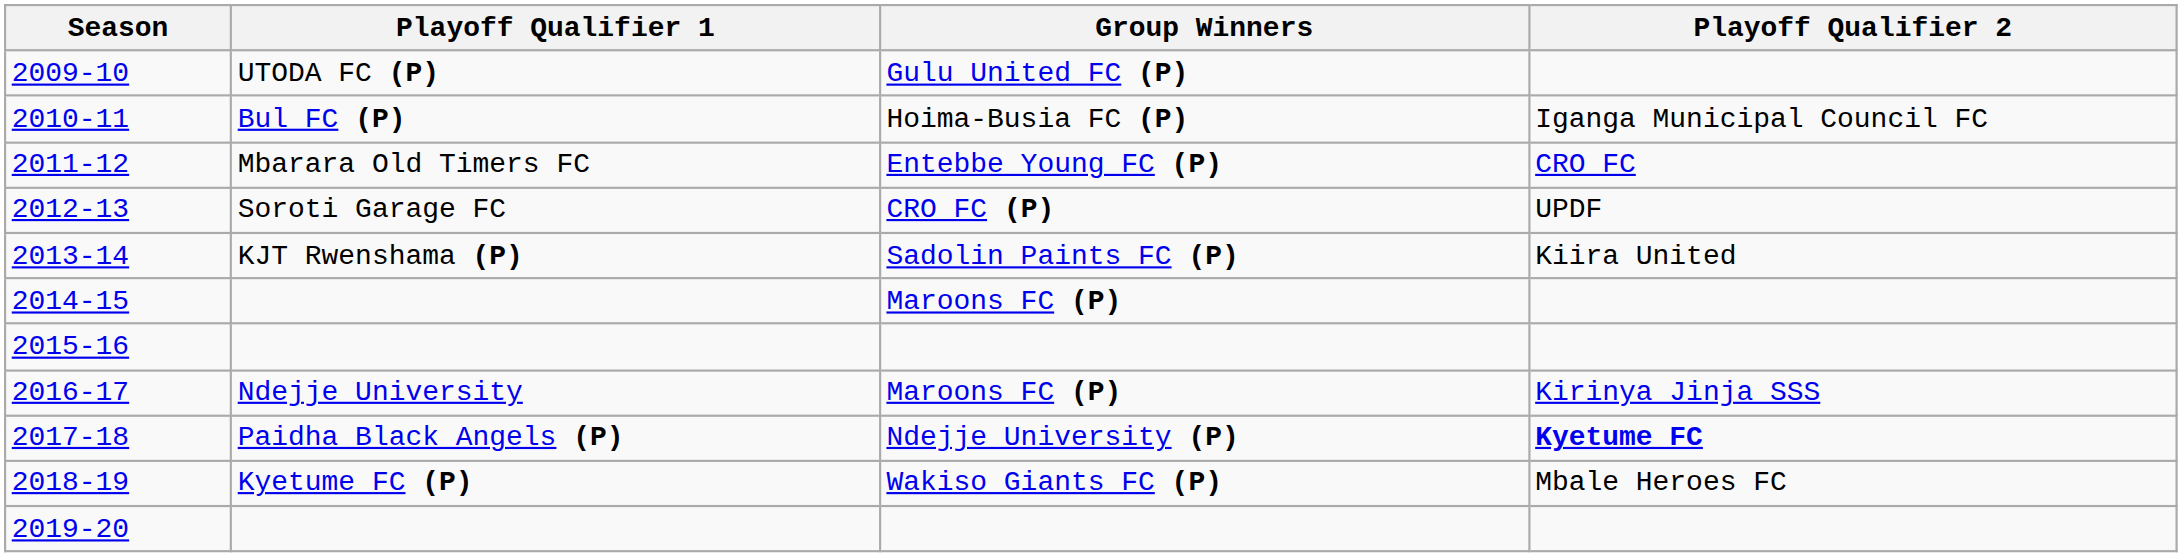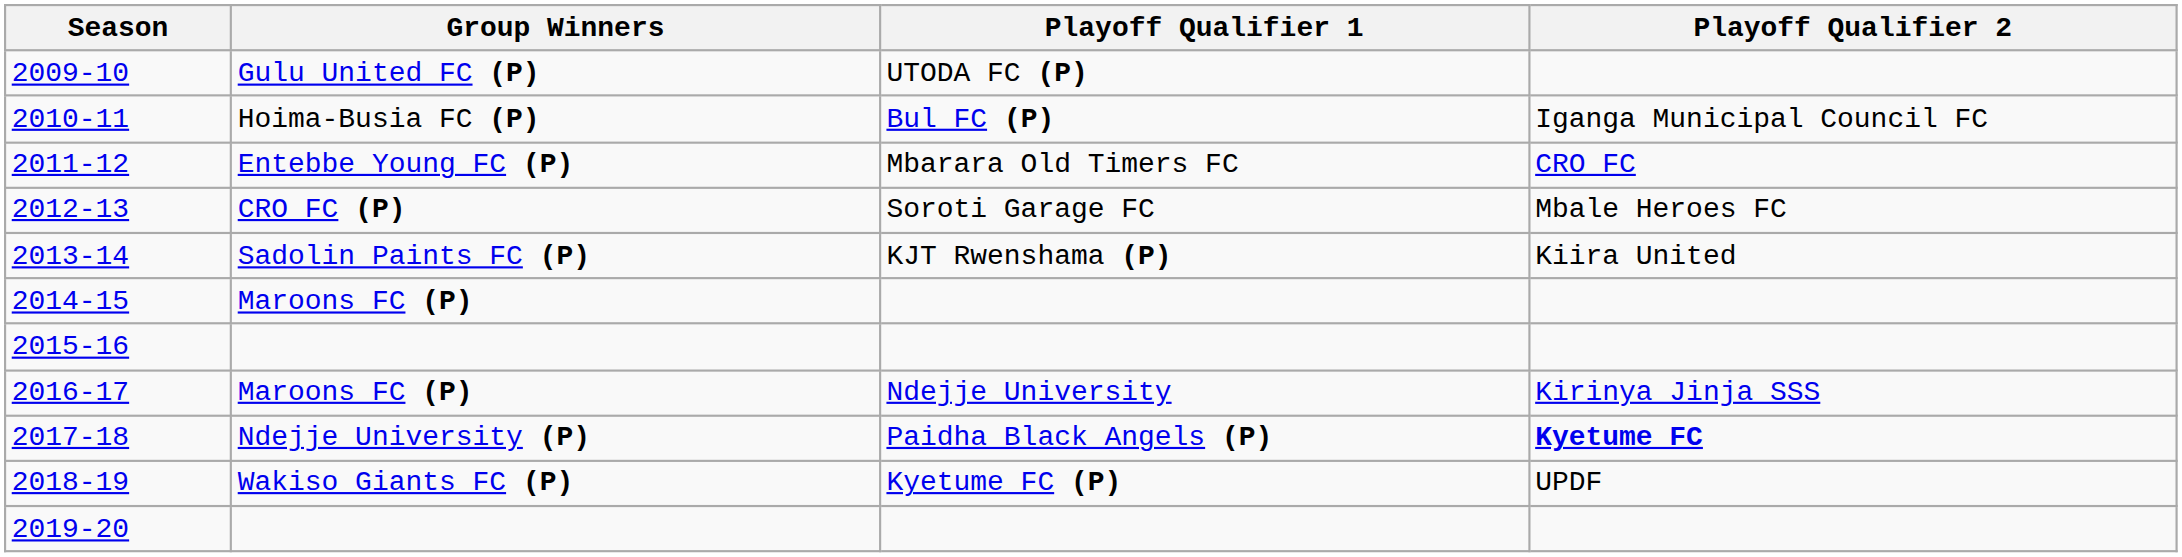columns swapped: (1204, 28) <-> (555, 28)
(1569, 210) UPDF -> (1661, 210) Mbale Heroes FC
(1661, 483) Mbale Heroes FC -> (1569, 483) UPDF
